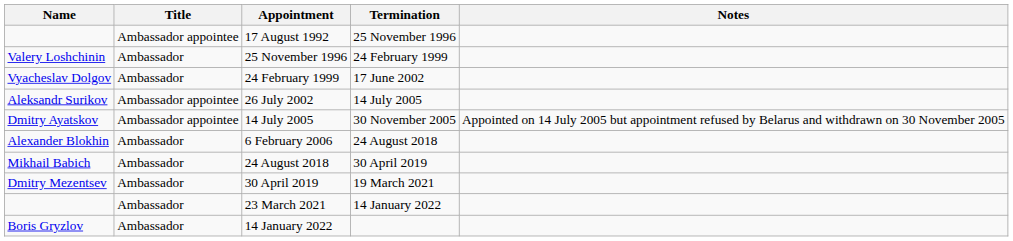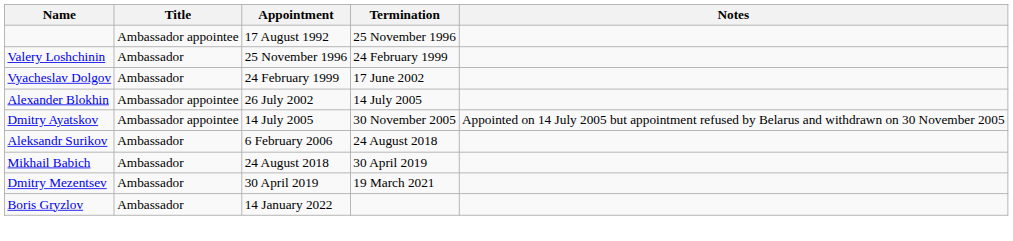(57, 99) Aleksandr Surikov -> (58, 99) Alexander Blokhin
(58, 141) Alexander Blokhin -> (57, 141) Aleksandr Surikov
- row: (285, 204)
